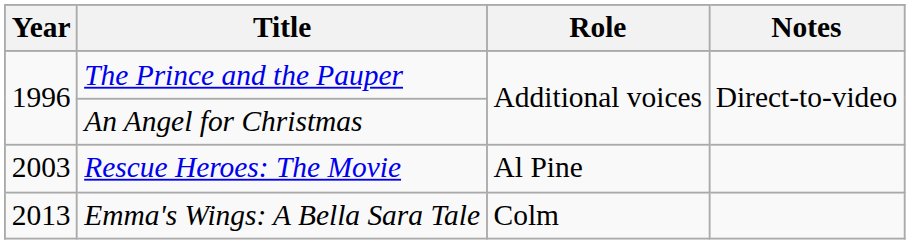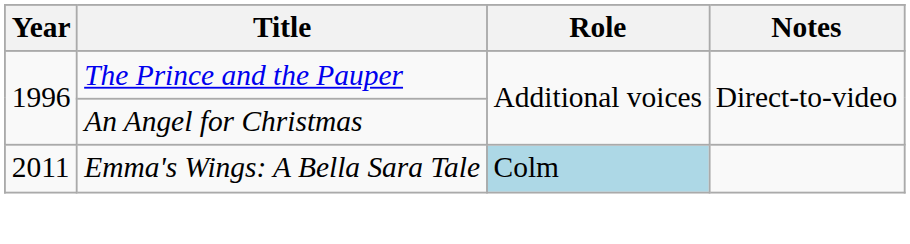- row: (243, 167)
(41, 214) 2013 -> (41, 167) 2011
(526, 214) no background -> (526, 167) lightblue background
